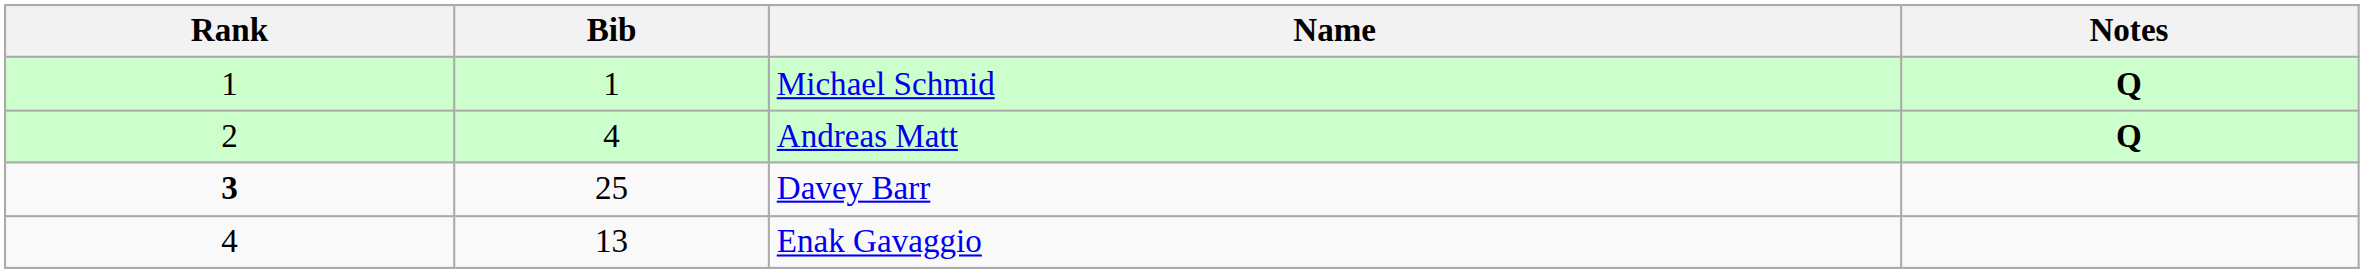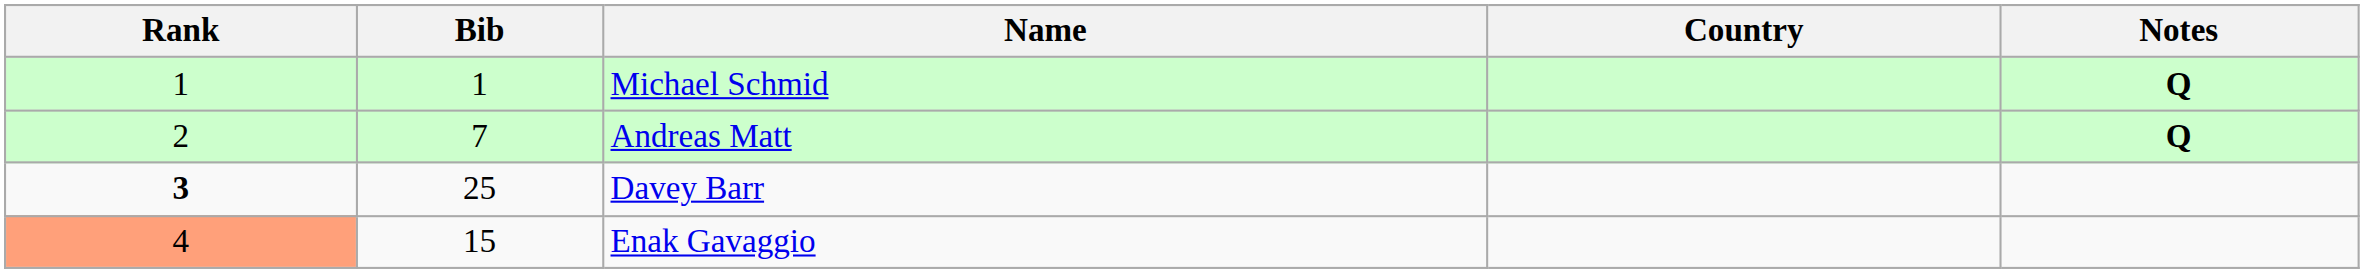+ column: (1744, 30)
(612, 135) 4 -> (480, 135) 7
(230, 240) no background -> (181, 240) lightsalmon background
(612, 240) 13 -> (480, 240) 15
